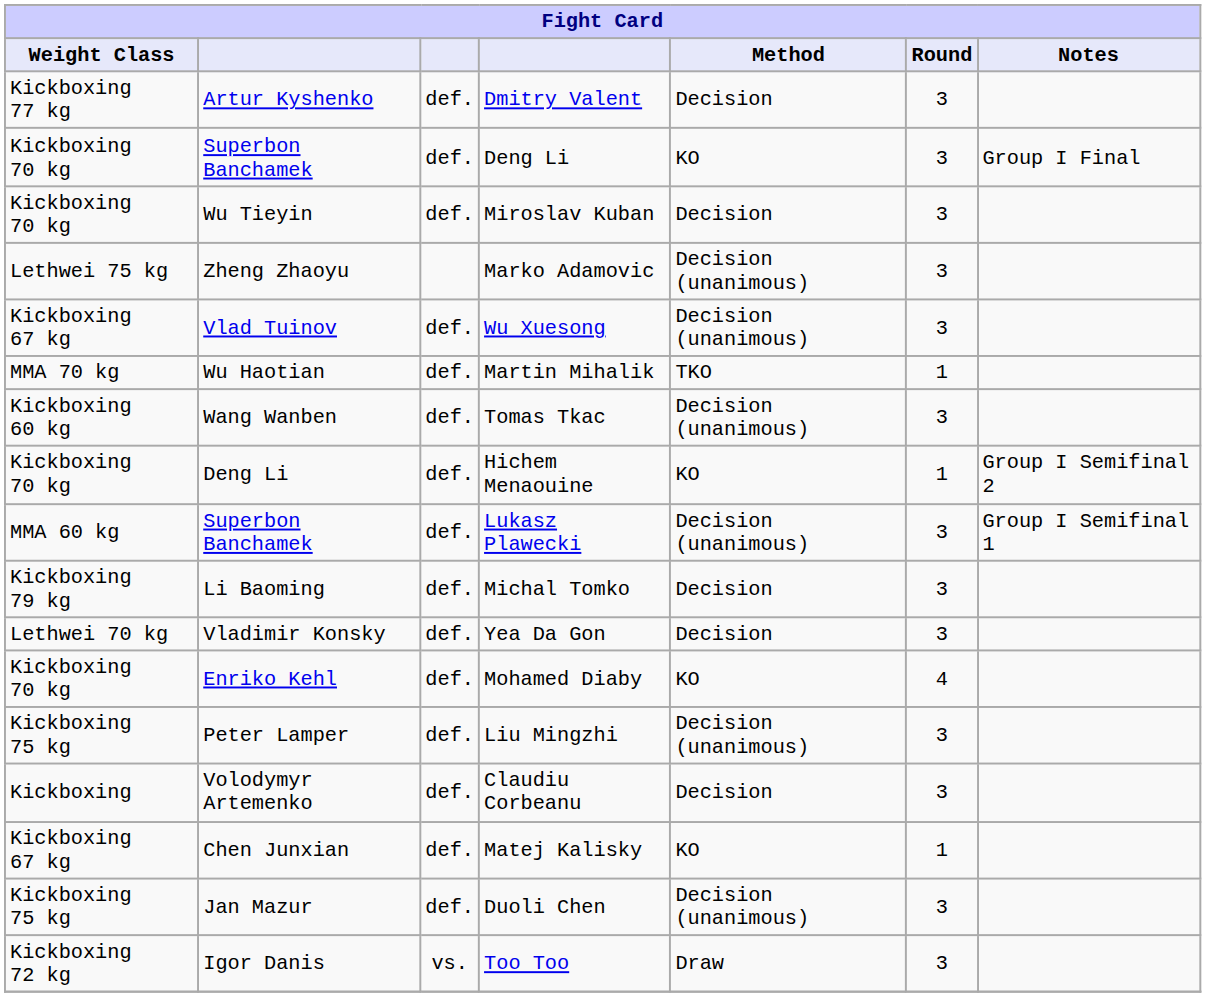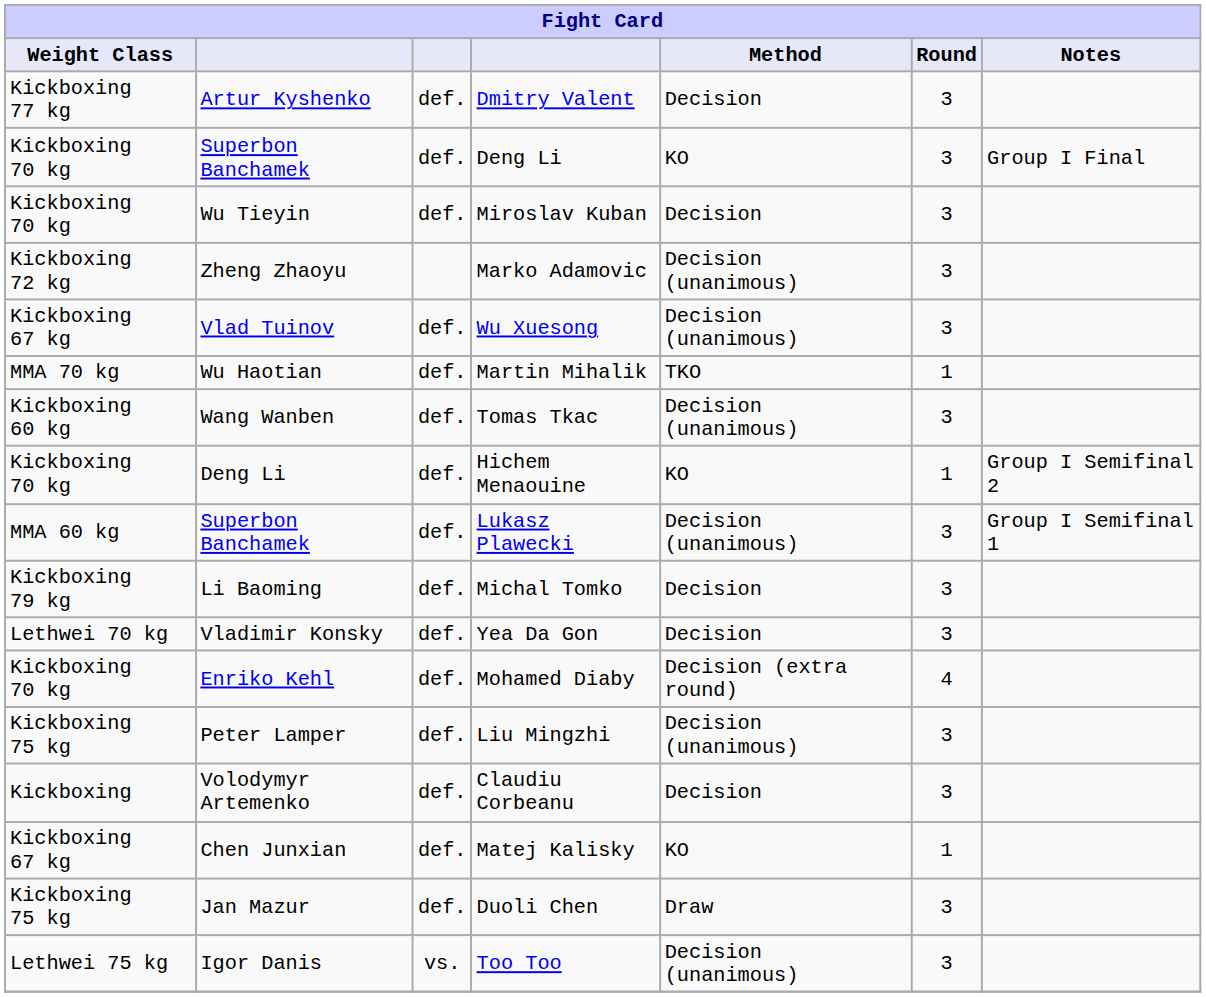(89, 271) Lethwei 75 kg -> (71, 271) Kickboxing 72 kg
(688, 679) KO -> (756, 679) Decision (extra round)
(742, 907) Decision (unanimous) -> (689, 907) Draw
(71, 964) Kickboxing 72 kg -> (89, 964) Lethwei 75 kg
(700, 964) Draw -> (732, 964) Decision (unanimous)
